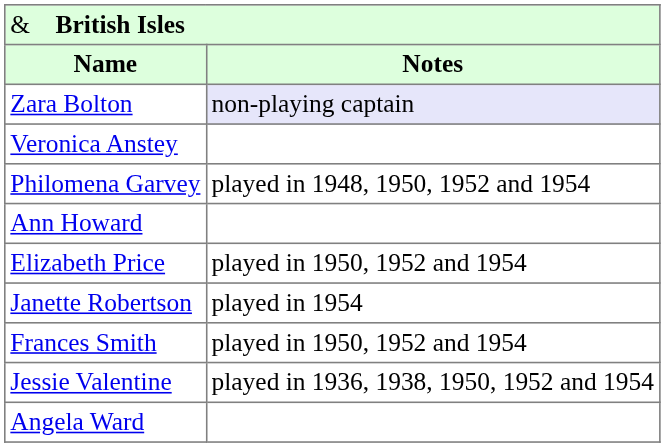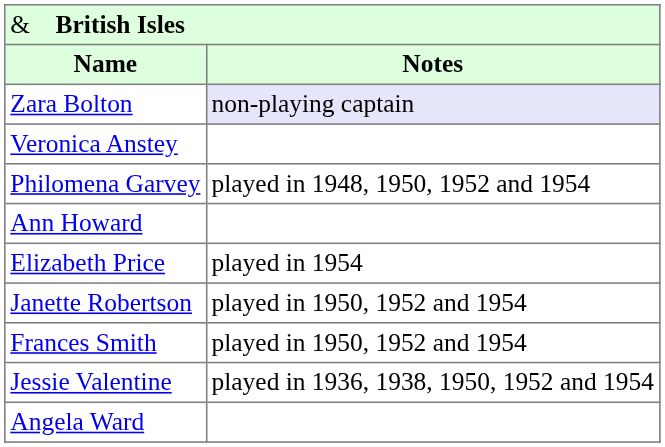(369, 262) played in 1950, 1952 and 1954 -> (287, 262) played in 1954
(287, 302) played in 1954 -> (369, 302) played in 1950, 1952 and 1954
